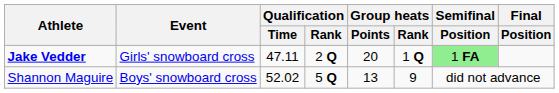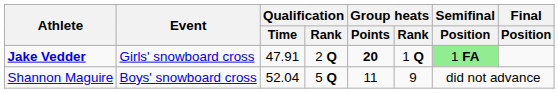(282, 57) 47.11 -> (282, 57) 47.91
(370, 57) normal -> (370, 57) bold
(282, 78) 52.02 -> (282, 78) 52.04
(370, 78) 13 -> (370, 78) 11
